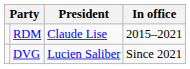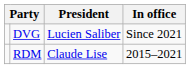rows swapped: (27, 34) <-> (27, 53)
